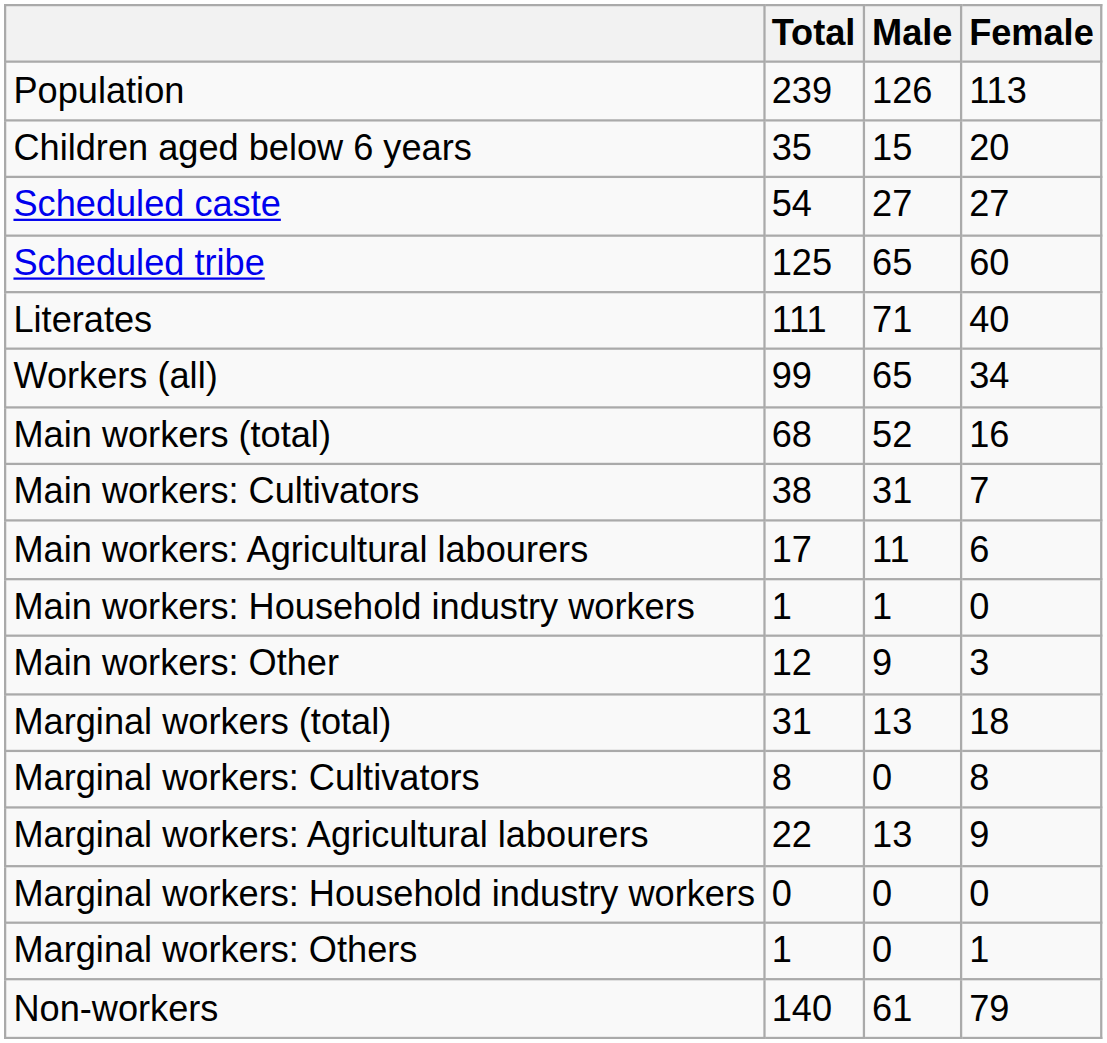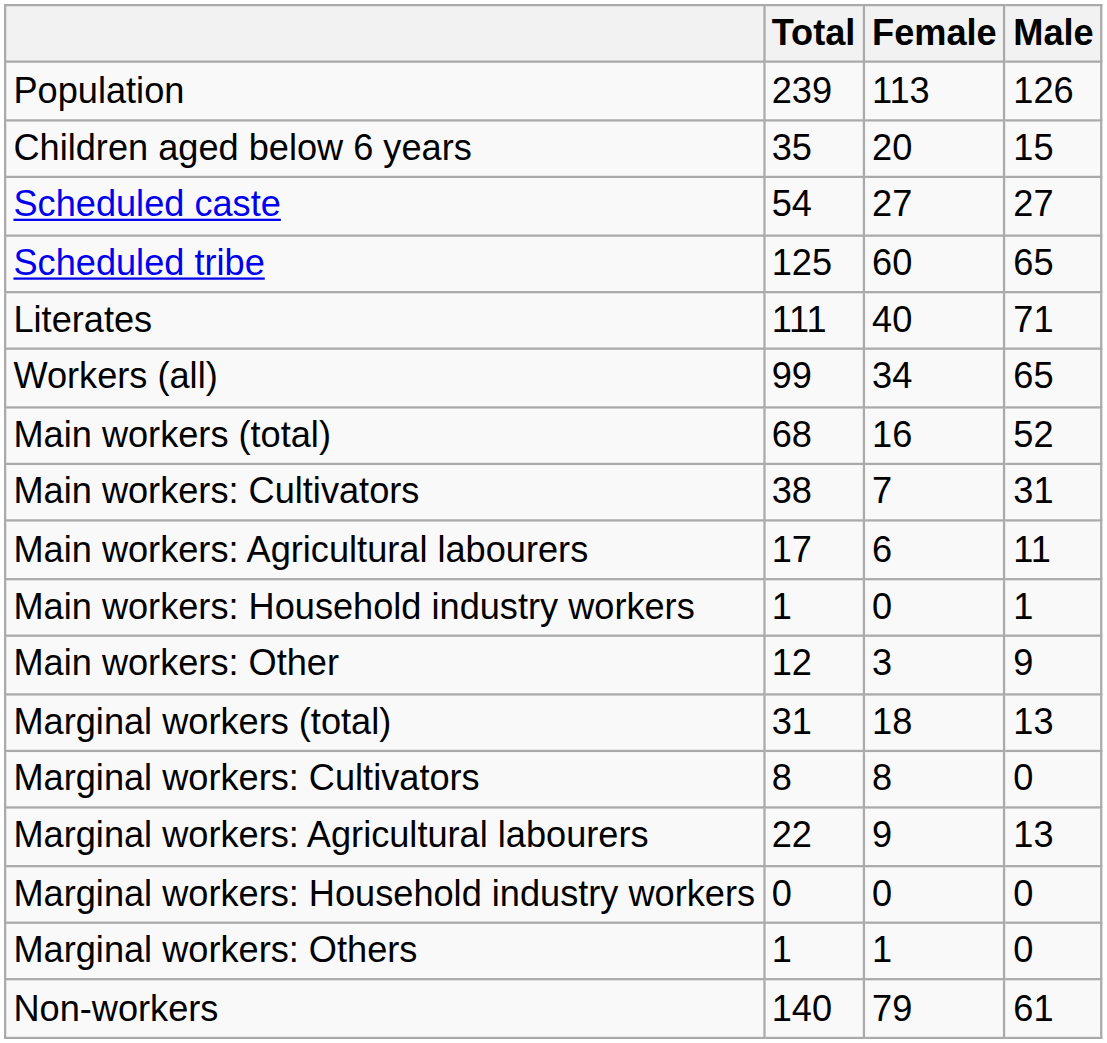columns swapped: (912, 33) <-> (1031, 33)
